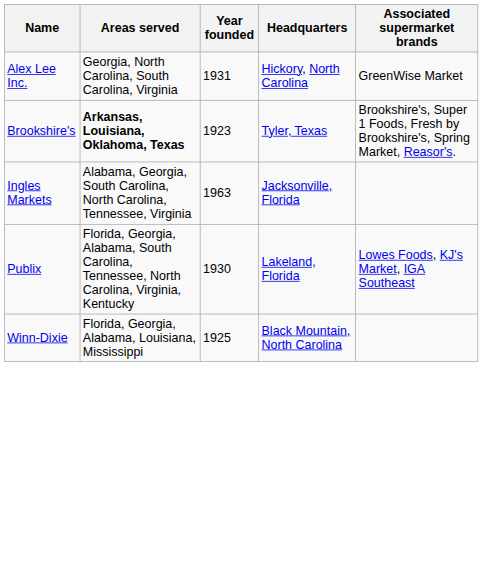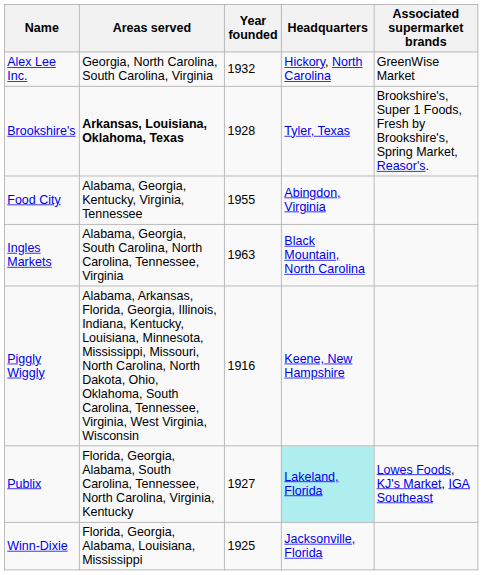(217, 76) 1931 -> (241, 69) 1932
(217, 131) 1923 -> (241, 131) 1928
+ row: (34, 200)
(297, 193) Jacksonville, Florida -> (325, 255) Black Mountain, North Carolina
+ row: (26, 366)
(217, 269) 1930 -> (241, 484) 1927
(289, 269) no background -> (311, 484) paleturquoise background
(306, 337) Black Mountain, North Carolina -> (320, 546) Jacksonville, Florida
